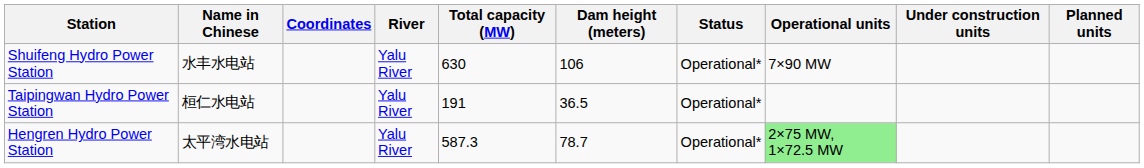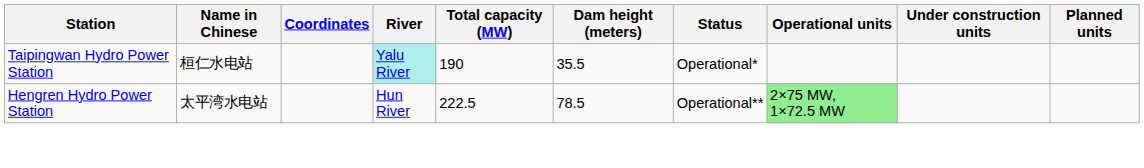- row: (81, 63)
(395, 103) no background -> (393, 63) paleturquoise background
(454, 103) 191 -> (451, 63) 190
(574, 103) 36.5 -> (571, 63) 35.5
(395, 142) Yalu River -> (393, 103) Hun River
(460, 142) 587.3 -> (457, 103) 222.5
(574, 142) 78.7 -> (571, 103) 78.5
(721, 142) Operational* -> (720, 103) Operational**
